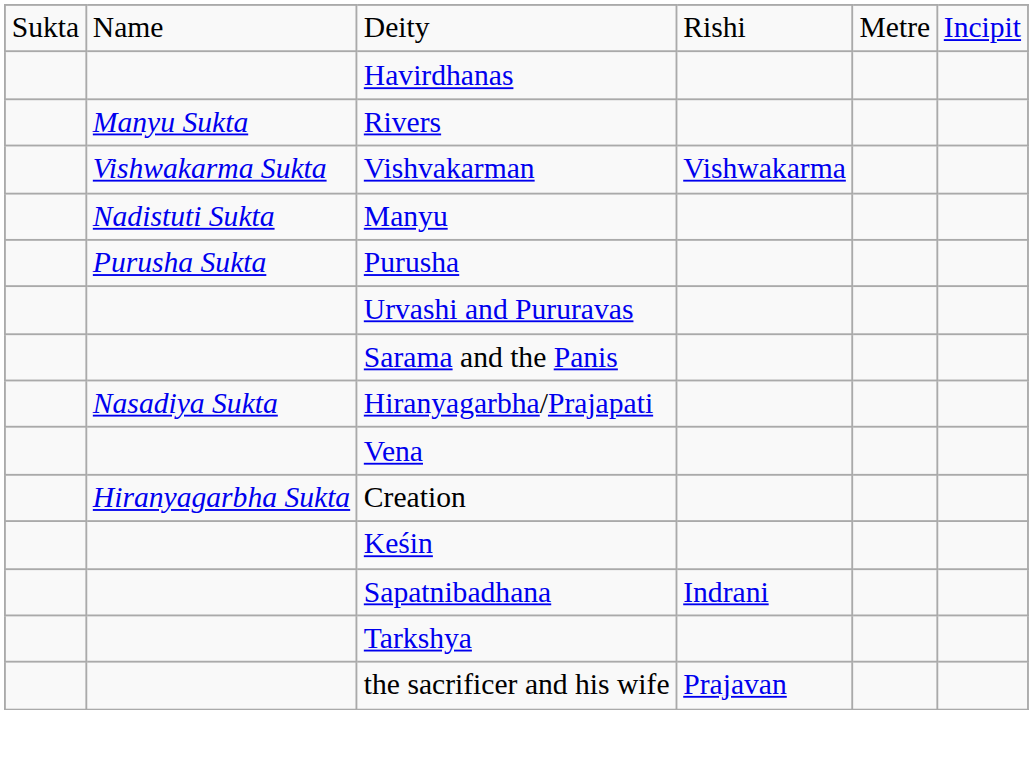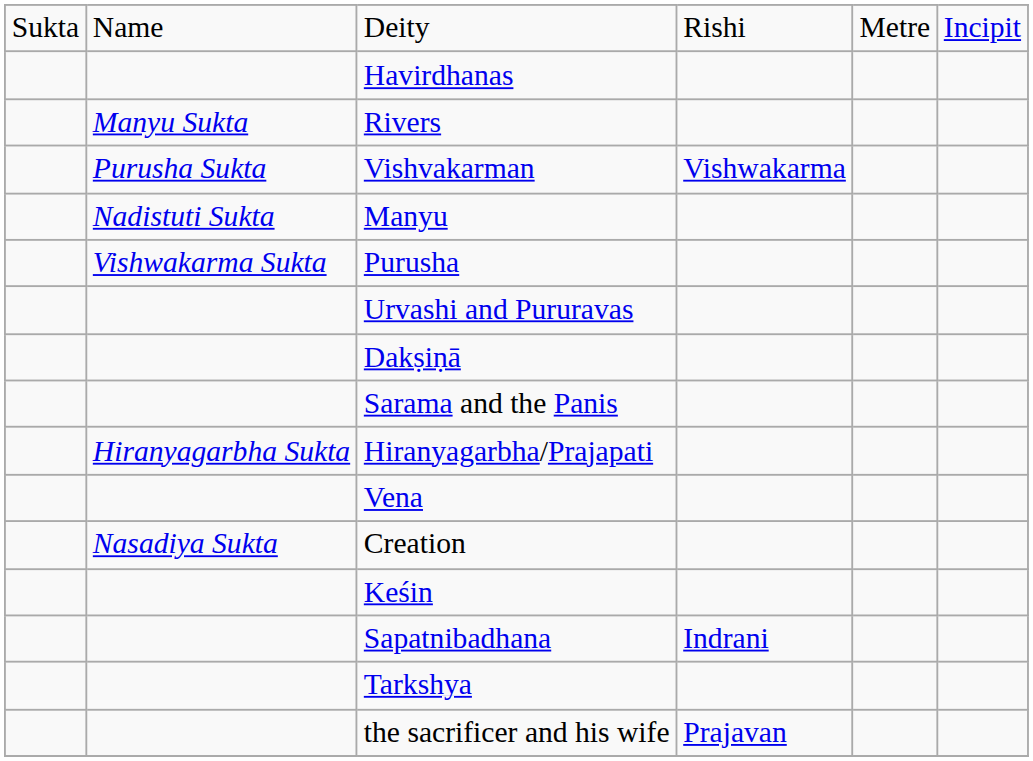(210, 168) Vishwakarma Sukta -> (180, 168) Purusha Sukta
(180, 262) Purusha Sukta -> (210, 262) Vishwakarma Sukta
+ row: (412, 356)
(185, 403) Nasadiya Sukta -> (222, 450) Hiranyagarbha Sukta
(222, 497) Hiranyagarbha Sukta -> (185, 544) Nasadiya Sukta
